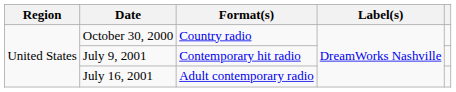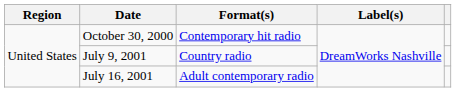(215, 35) Country radio -> (240, 35) Contemporary hit radio
(240, 55) Contemporary hit radio -> (215, 55) Country radio
